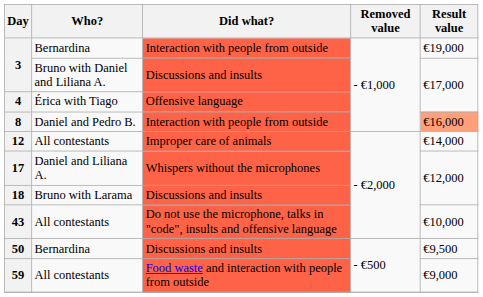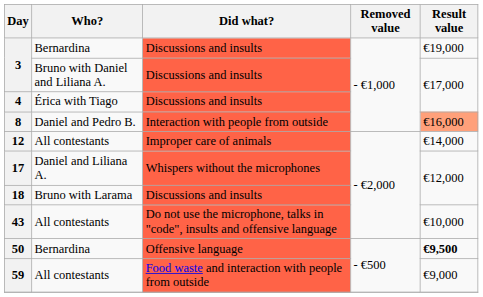(237, 48) Interaction with people from outside -> (204, 48) Discussions and insults
(194, 101) Offensive language -> (204, 101) Discussions and insults
(204, 248) Discussions and insults -> (194, 248) Offensive language
(440, 248) normal -> (440, 248) bold
